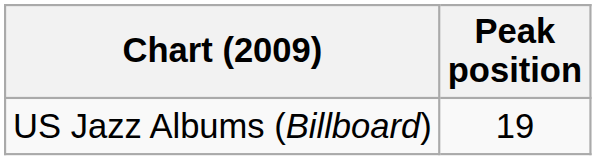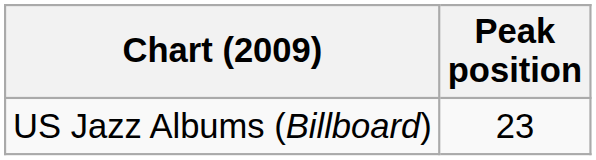(515, 125) 19 -> (515, 125) 23
